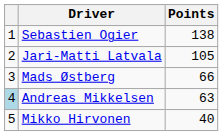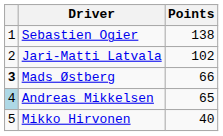(203, 57) 105 -> (203, 57) 102
(12, 78) normal -> (12, 78) bold
(207, 99) 63 -> (207, 99) 65
